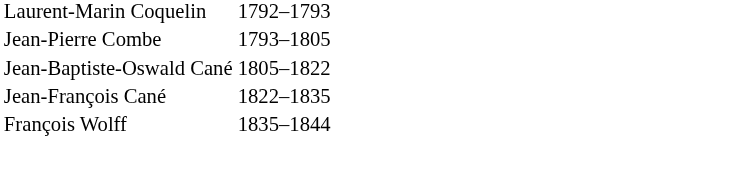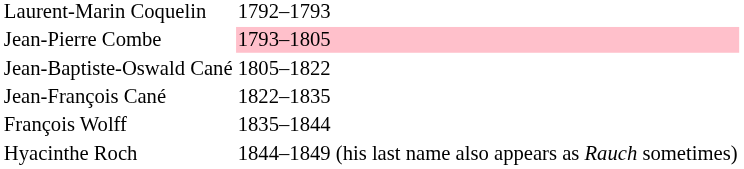(284, 39) no background -> (284, 39) pink background
+ row: (71, 153)
